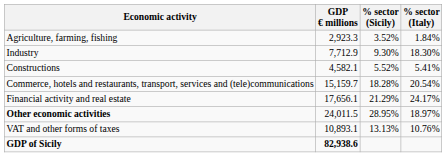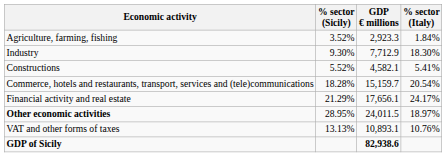columns swapped: (338, 17) <-> (380, 17)
